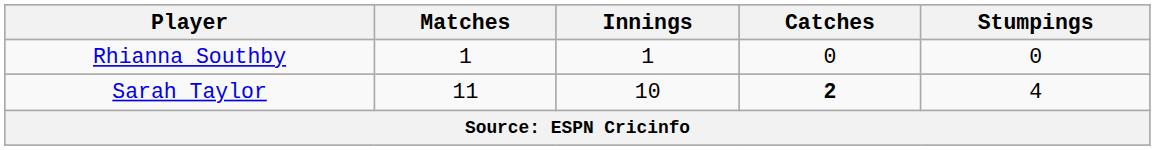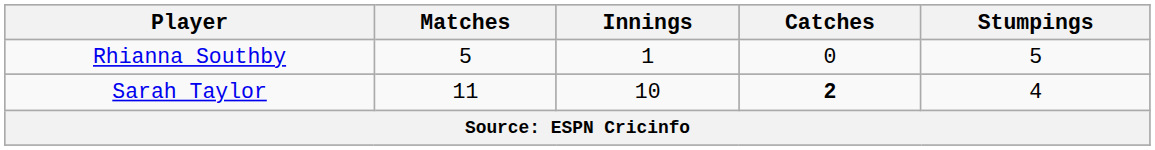(465, 57) 1 -> (465, 57) 5
(1036, 57) 0 -> (1036, 57) 5
